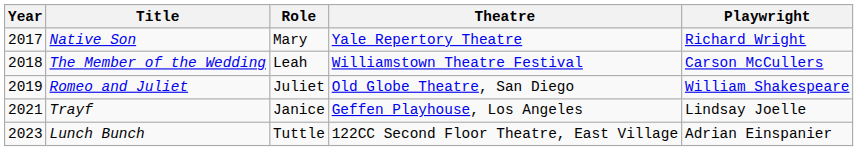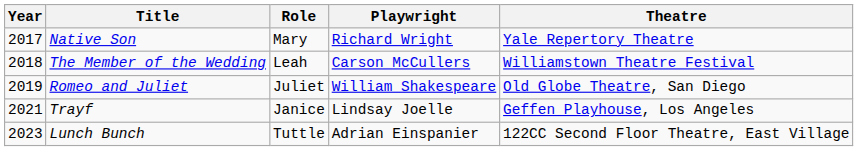columns swapped: (767, 16) <-> (505, 16)
